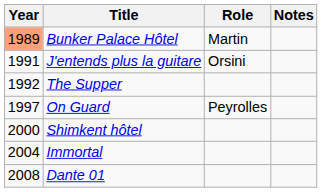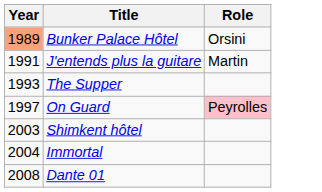- column: (294, 15)
(228, 38) Martin -> (227, 38) Orsini
(227, 61) Orsini -> (228, 61) Martin
(24, 84) 1992 -> (24, 84) 1993
(238, 107) no background -> (238, 107) pink background
(24, 130) 2000 -> (24, 130) 2003
